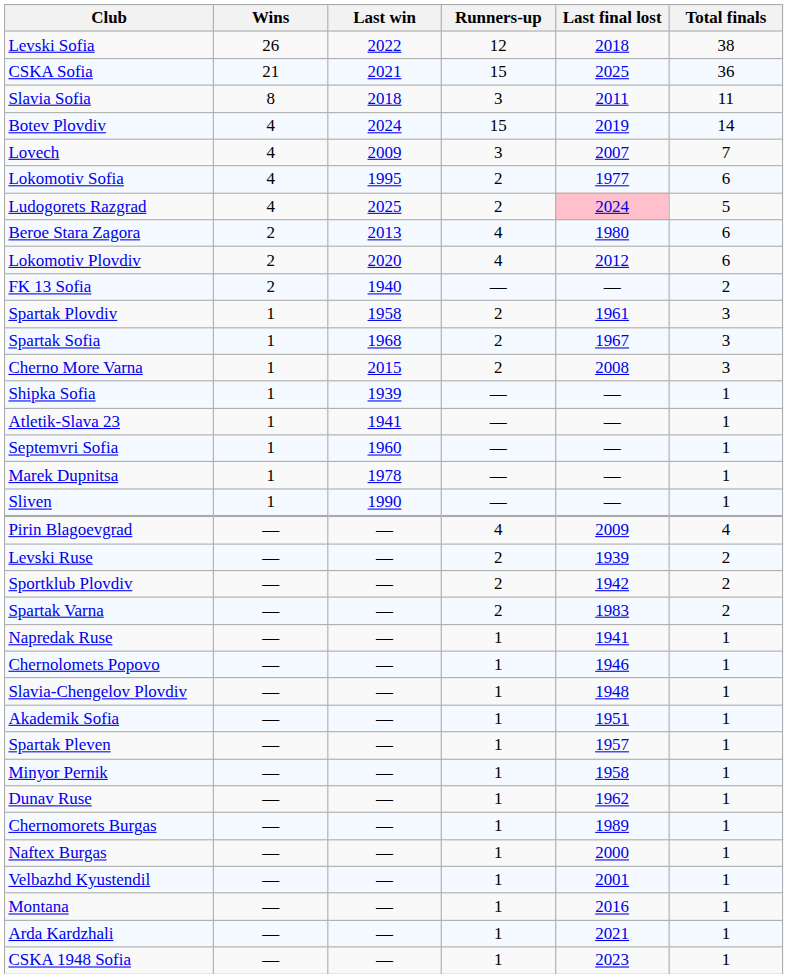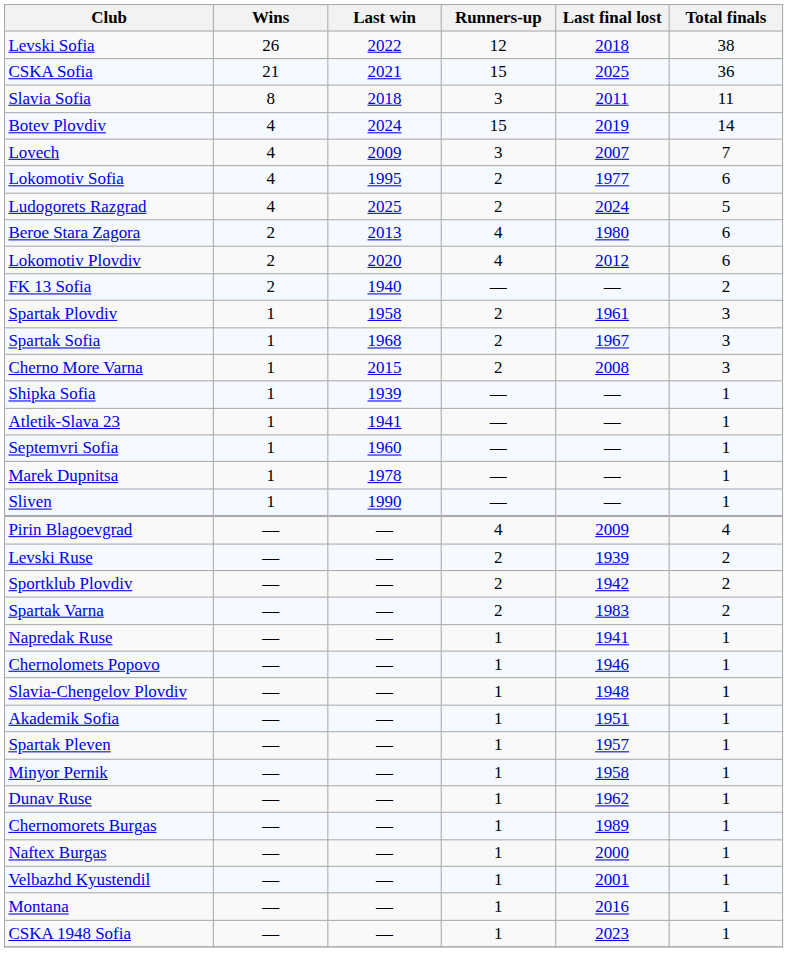(612, 206) pink background -> (612, 206) no background
- row: (61, 933)
